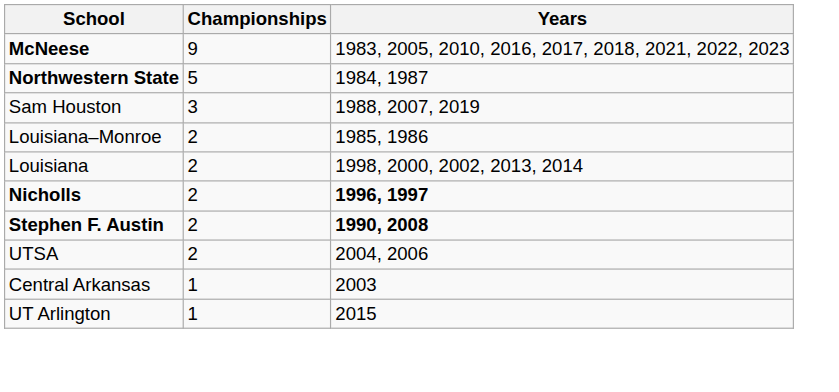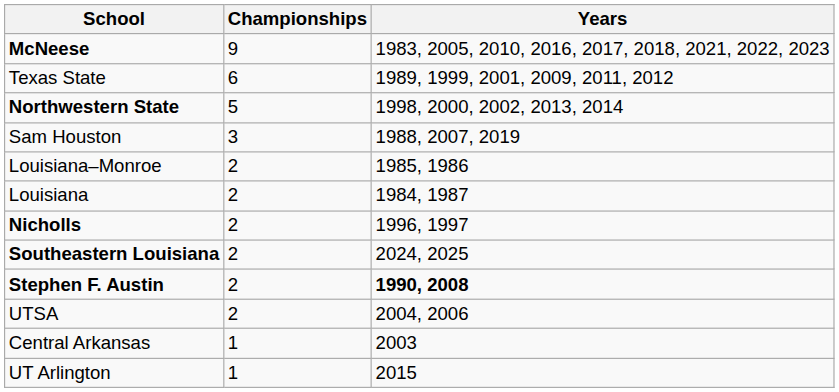+ row: (57, 78)
(382, 78) 1984, 1987 -> (499, 107) 1998, 2000, 2002, 2013, 2014
(459, 166) 1998, 2000, 2002, 2013, 2014 -> (422, 195) 1984, 1987
(382, 195) bold -> (422, 225) normal
+ row: (114, 254)
